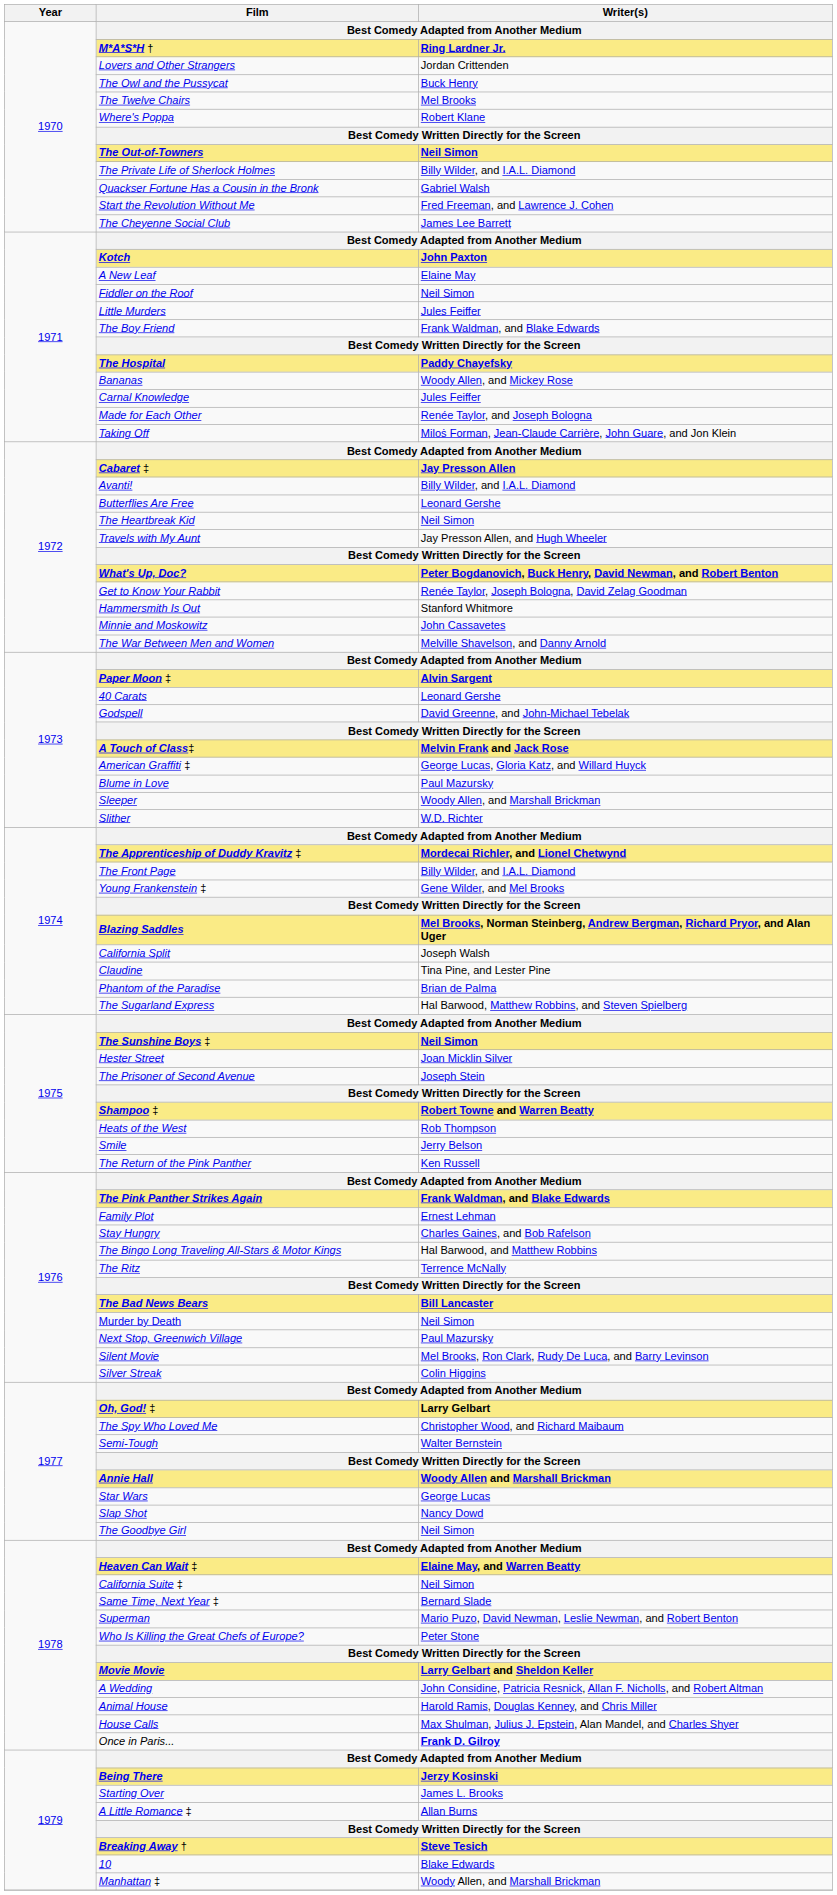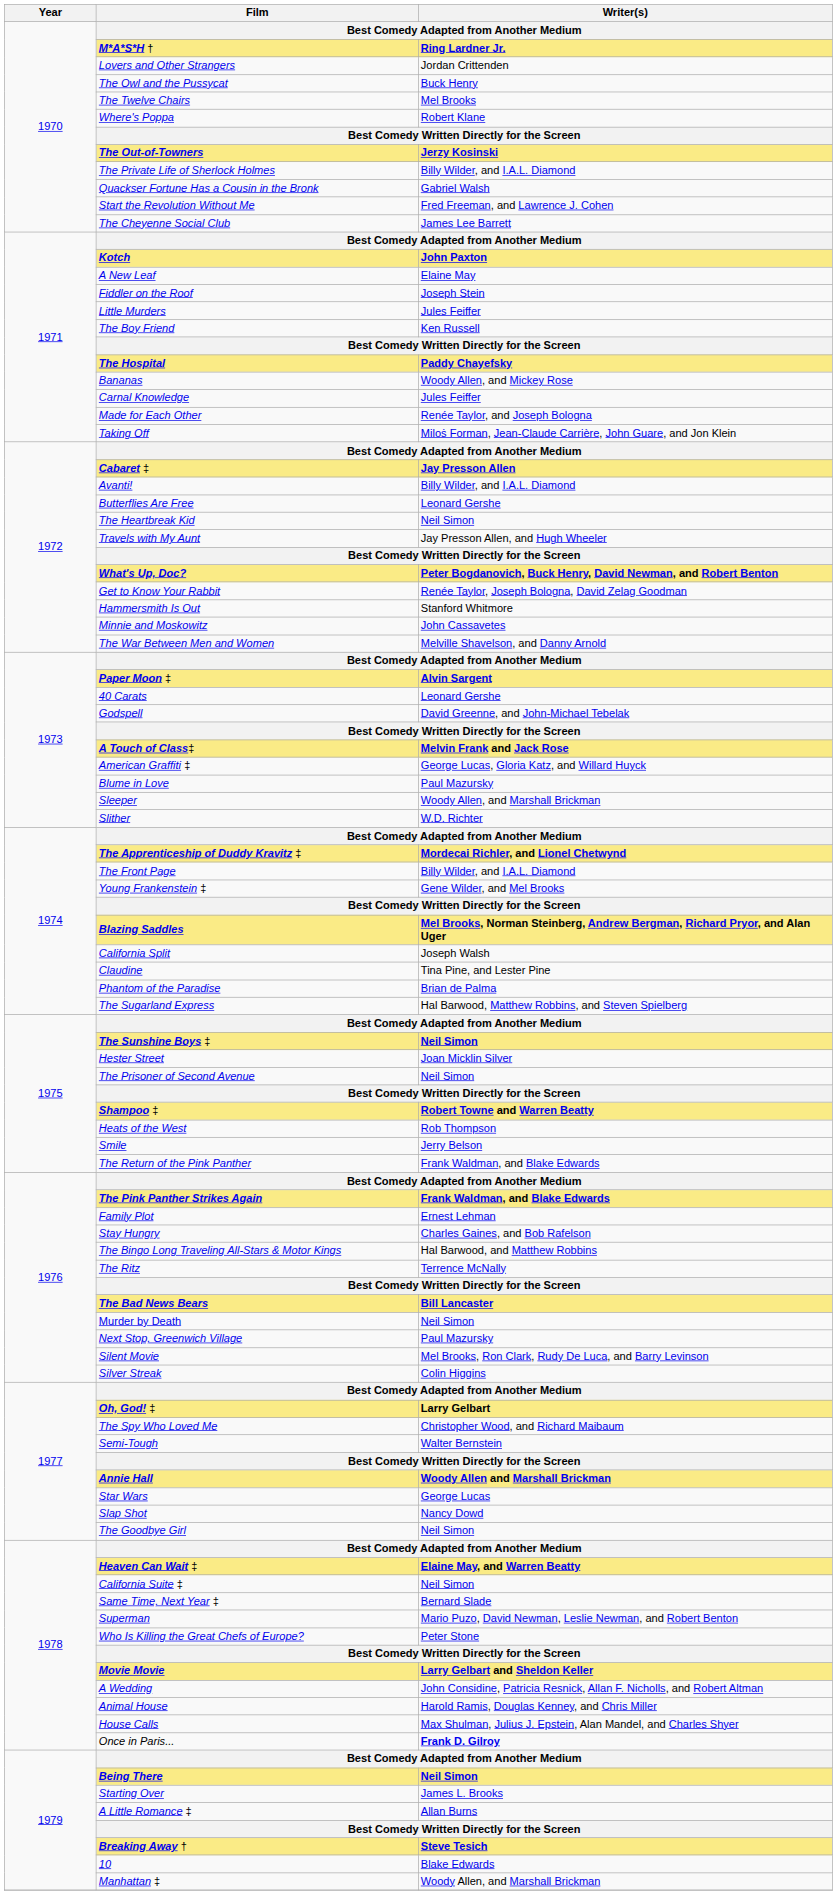(449, 153) Neil Simon -> (459, 153) Jerzy Kosinski
(447, 293) Neil Simon -> (453, 293) Joseph Stein
(510, 328) Frank Waldman, and Blake Edwards -> (450, 328) Ken Russell
(453, 1076) Joseph Stein -> (447, 1076) Neil Simon
(450, 1163) Ken Russell -> (510, 1163) Frank Waldman, and Blake Edwards
(459, 1776) Jerzy Kosinski -> (449, 1776) Neil Simon
